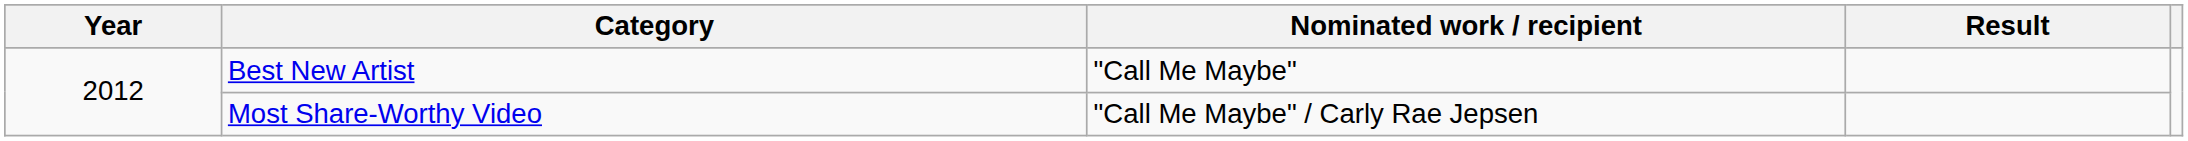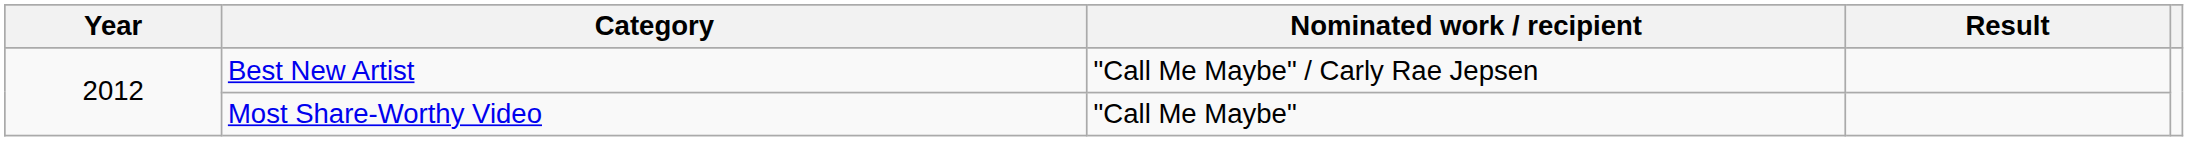(1195, 69) "Call Me Maybe" -> (1316, 69) "Call Me Maybe" / Carly Rae Jepsen
(1316, 113) "Call Me Maybe" / Carly Rae Jepsen -> (1195, 113) "Call Me Maybe"
